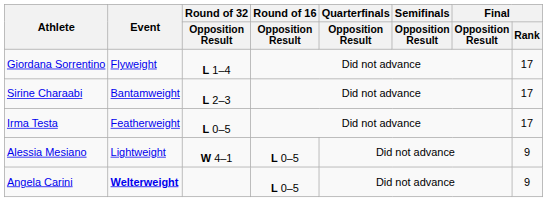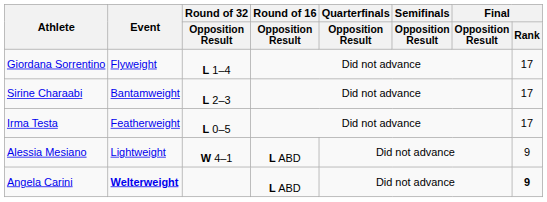(285, 159) L 0–5 -> (285, 159) L ABD
(285, 188) L 0–5 -> (285, 188) L ABD
(527, 182) normal -> (527, 182) bold
